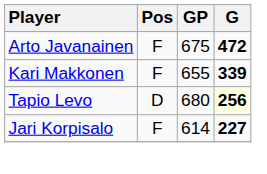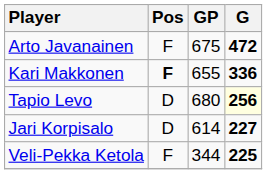(157, 73) normal -> (168, 73) bold
(232, 73) 339 -> (243, 73) 336
(157, 127) F -> (168, 127) D
+ row: (76, 155)
